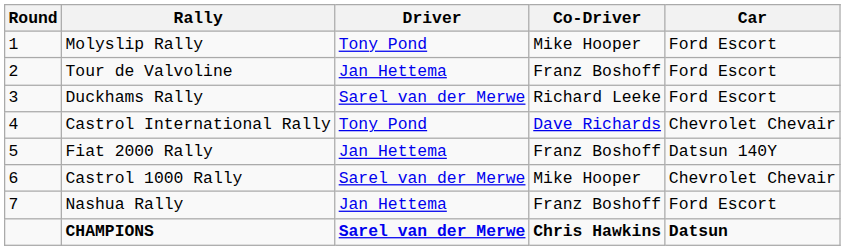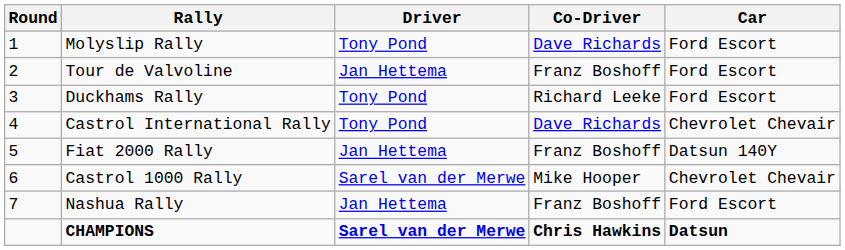(587, 45) Mike Hooper -> (597, 45) Dave Richards
(432, 98) Sarel van der Merwe -> (383, 98) Tony Pond
